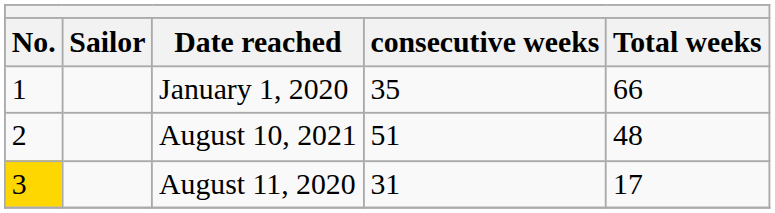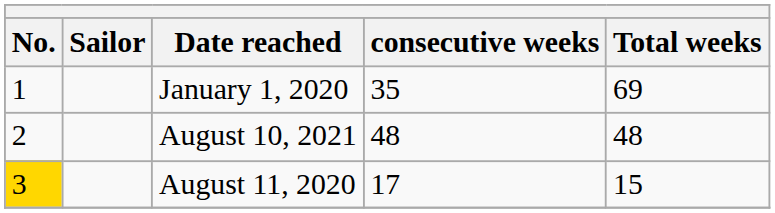(628, 89) 66 -> (628, 89) 69
(385, 136) 51 -> (385, 136) 48
(385, 183) 31 -> (385, 183) 17
(628, 183) 17 -> (628, 183) 15
